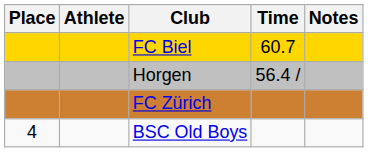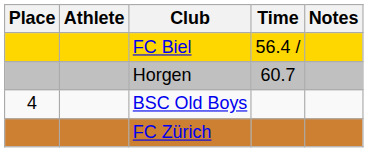(278, 47) 60.7 -> (278, 47) 56.4 /
(278, 75) 56.4 / -> (278, 75) 60.7
rows swapped: (172, 103) <-> (190, 132)
